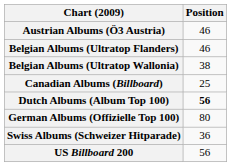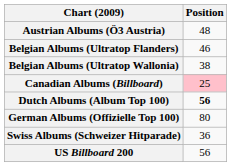(205, 30) 46 -> (205, 30) 48
(205, 83) no background -> (205, 83) pink background
